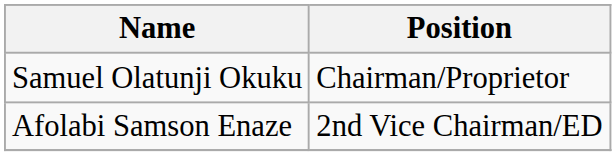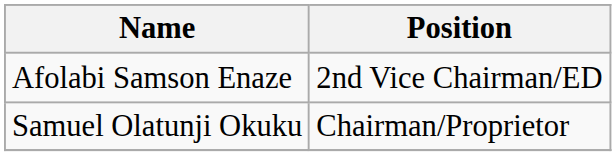rows swapped: (157, 77) <-> (152, 125)
